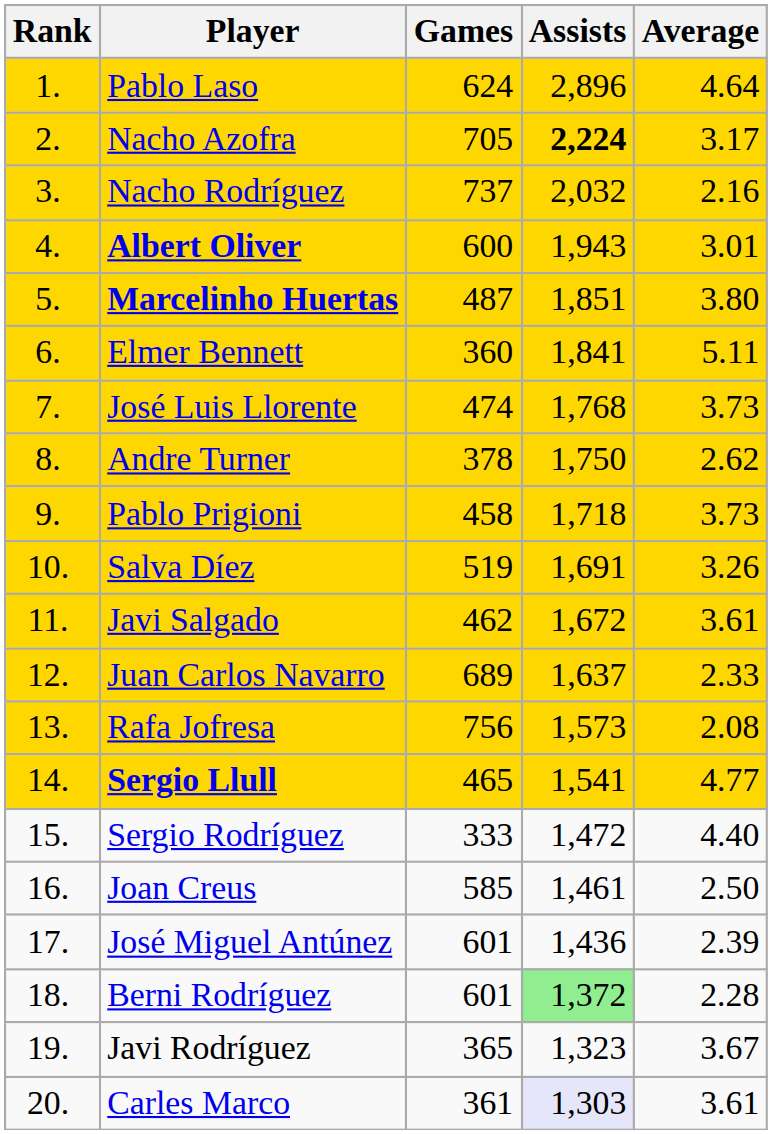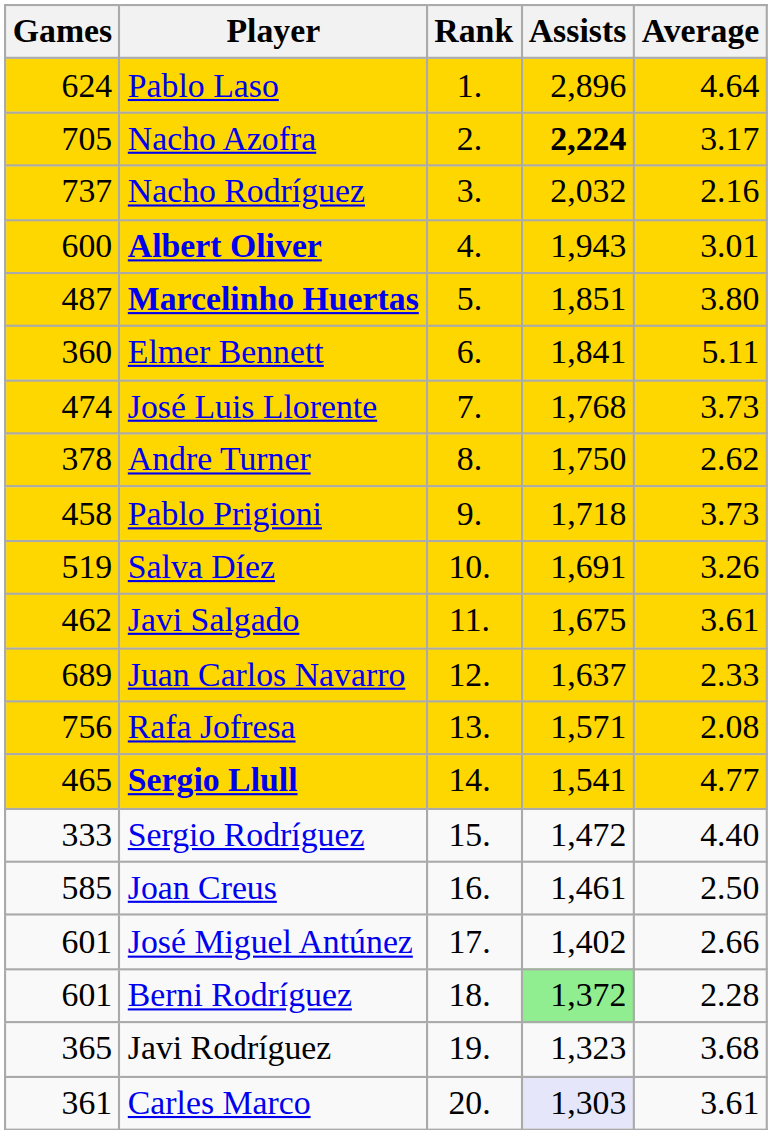columns swapped: (52, 31) <-> (463, 31)
(584, 620) 1,672 -> (584, 620) 1,675
(584, 727) 1,573 -> (584, 727) 1,571
(584, 941) 1,436 -> (584, 941) 1,402
(726, 941) 2.39 -> (726, 941) 2.66
(726, 1048) 3.67 -> (726, 1048) 3.68
